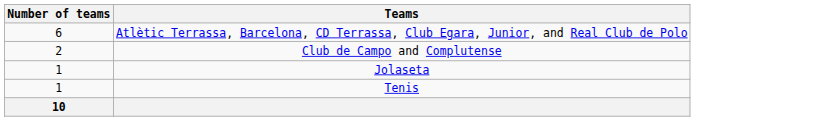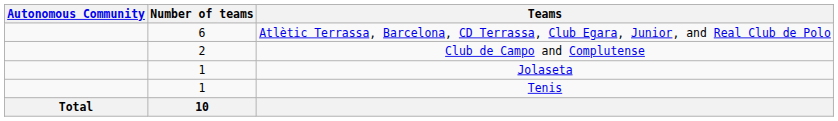+ column: (76, 14)
